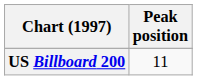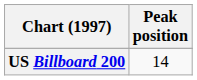(160, 61) 11 -> (160, 61) 14
